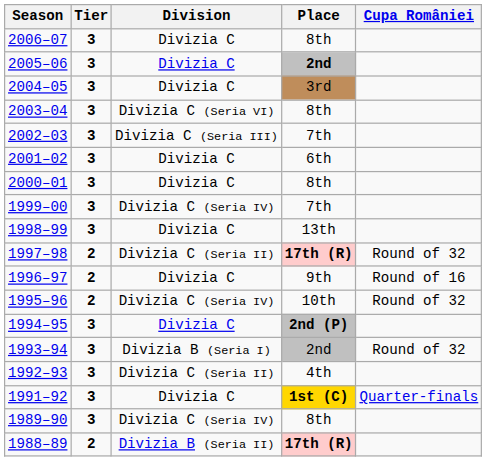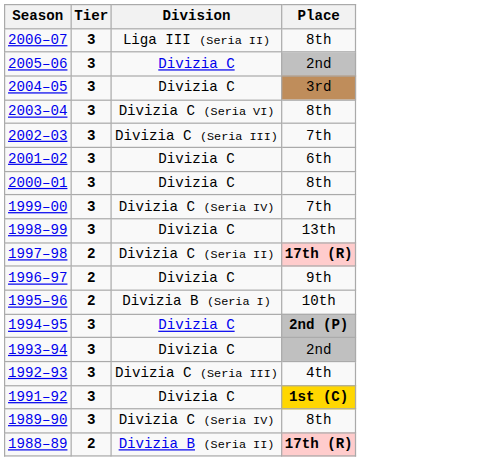- column: (419, 16)
(196, 40) Divizia C -> (196, 40) Liga III (Seria II)
(319, 64) bold -> (319, 64) normal
(196, 302) Divizia C (Seria IV) -> (196, 302) Divizia B (Seria I)
(196, 349) Divizia B (Seria I) -> (196, 349) Divizia C
(196, 373) Divizia C (Seria II) -> (196, 373) Divizia C (Seria III)
